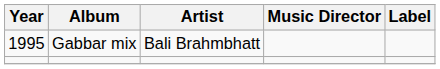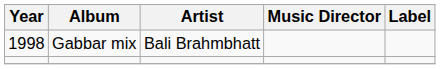(26, 43) 1995 -> (26, 43) 1998
